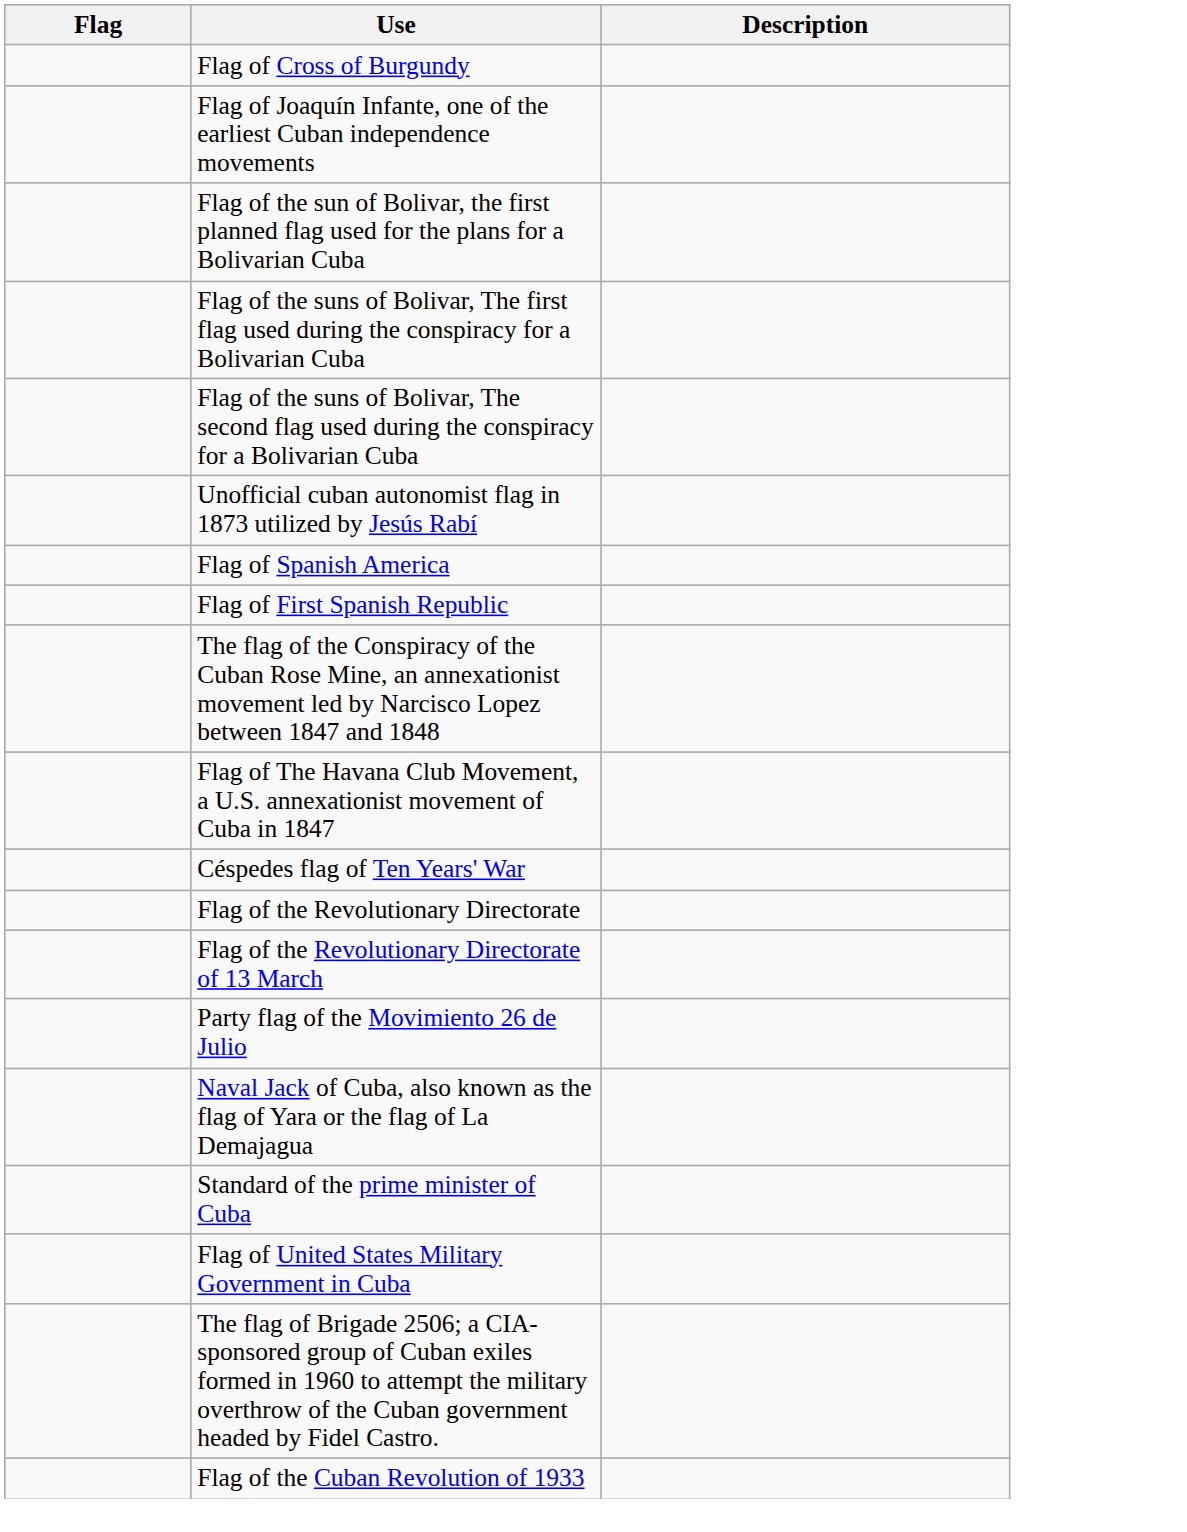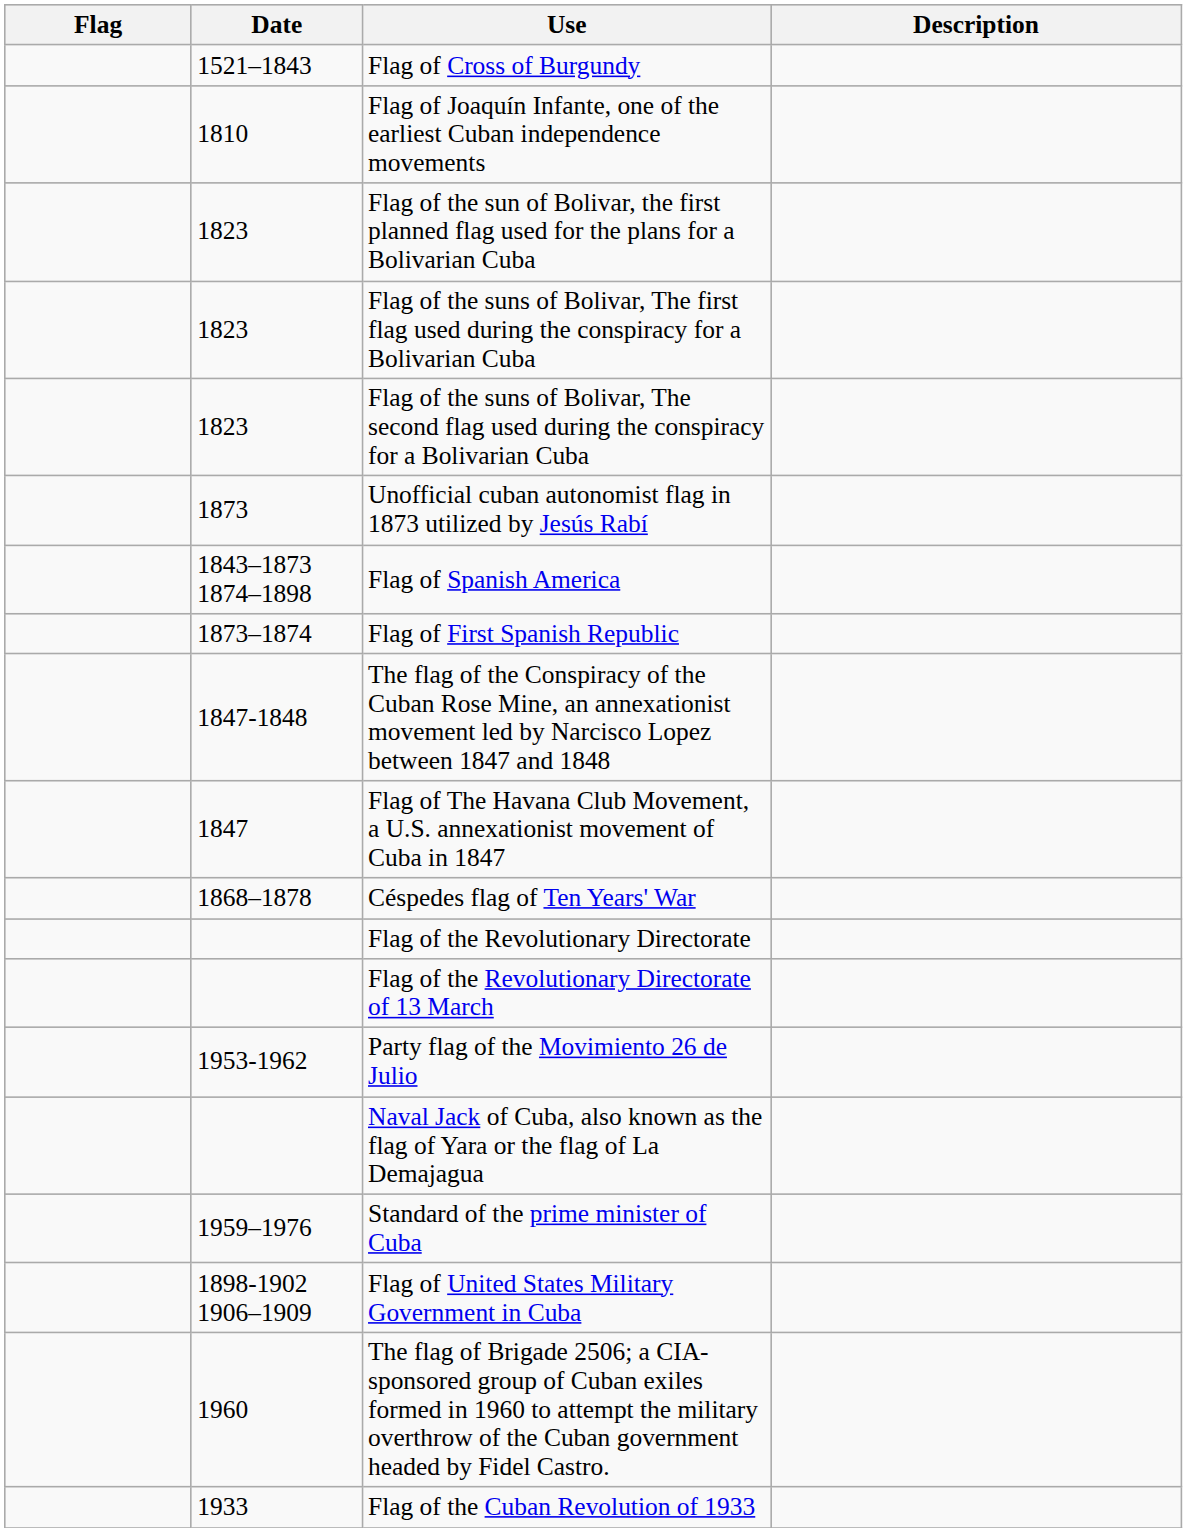+ column: (277, 24)
